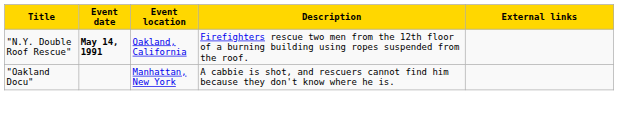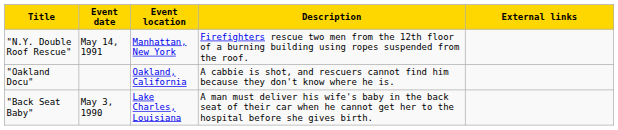(100, 47) bold -> (100, 47) normal
(160, 47) Oakland, California -> (160, 47) Manhattan, New York
(160, 77) Manhattan, New York -> (160, 77) Oakland, California
+ row: (33, 107)
